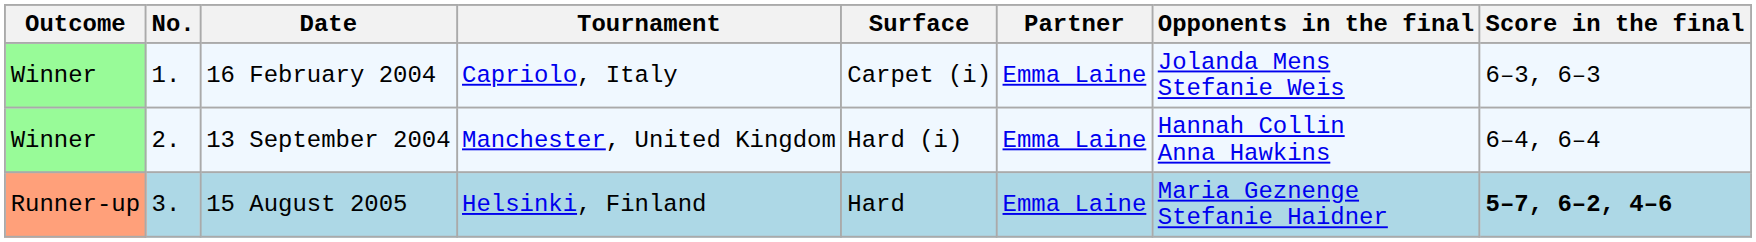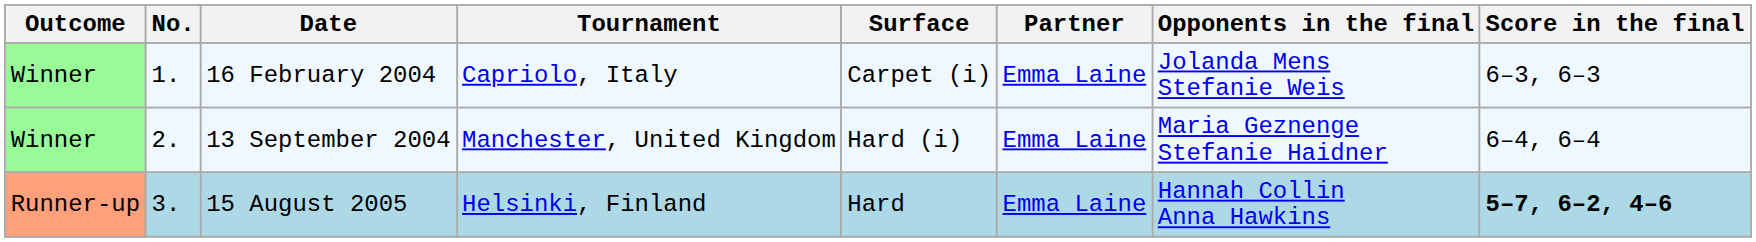(1251, 140) Hannah Collin Anna Hawkins -> (1273, 140) Maria Geznenge Stefanie Haidner
(1273, 204) Maria Geznenge Stefanie Haidner -> (1251, 204) Hannah Collin Anna Hawkins
